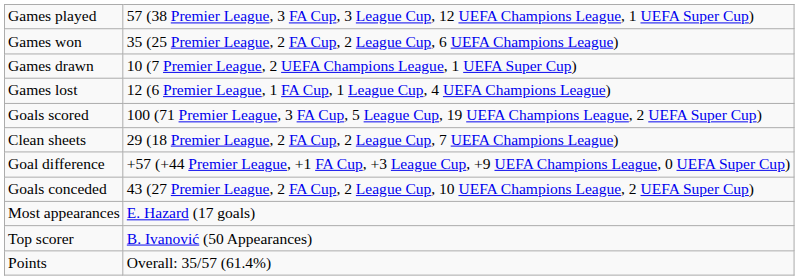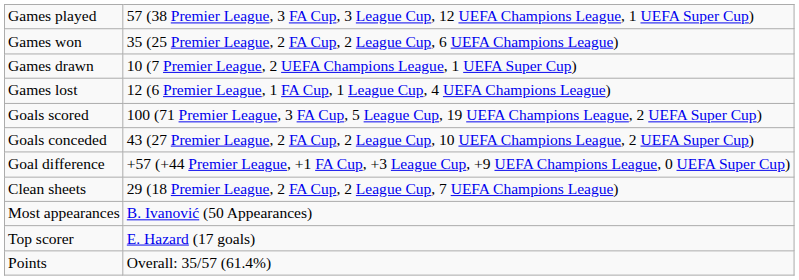rows swapped: (57, 189) <-> (47, 139)
(191, 213) E. Hazard (17 goals) -> (219, 213) B. Ivanović (50 Appearances)
(219, 238) B. Ivanović (50 Appearances) -> (191, 238) E. Hazard (17 goals)
